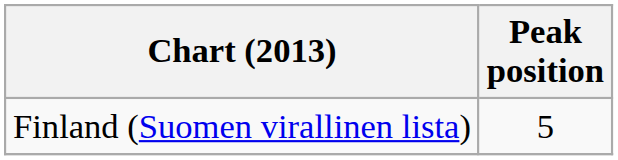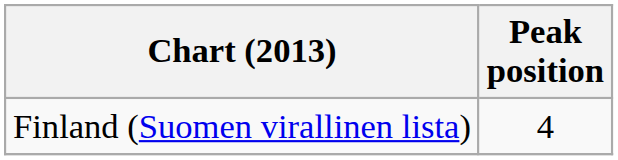(545, 125) 5 -> (545, 125) 4
